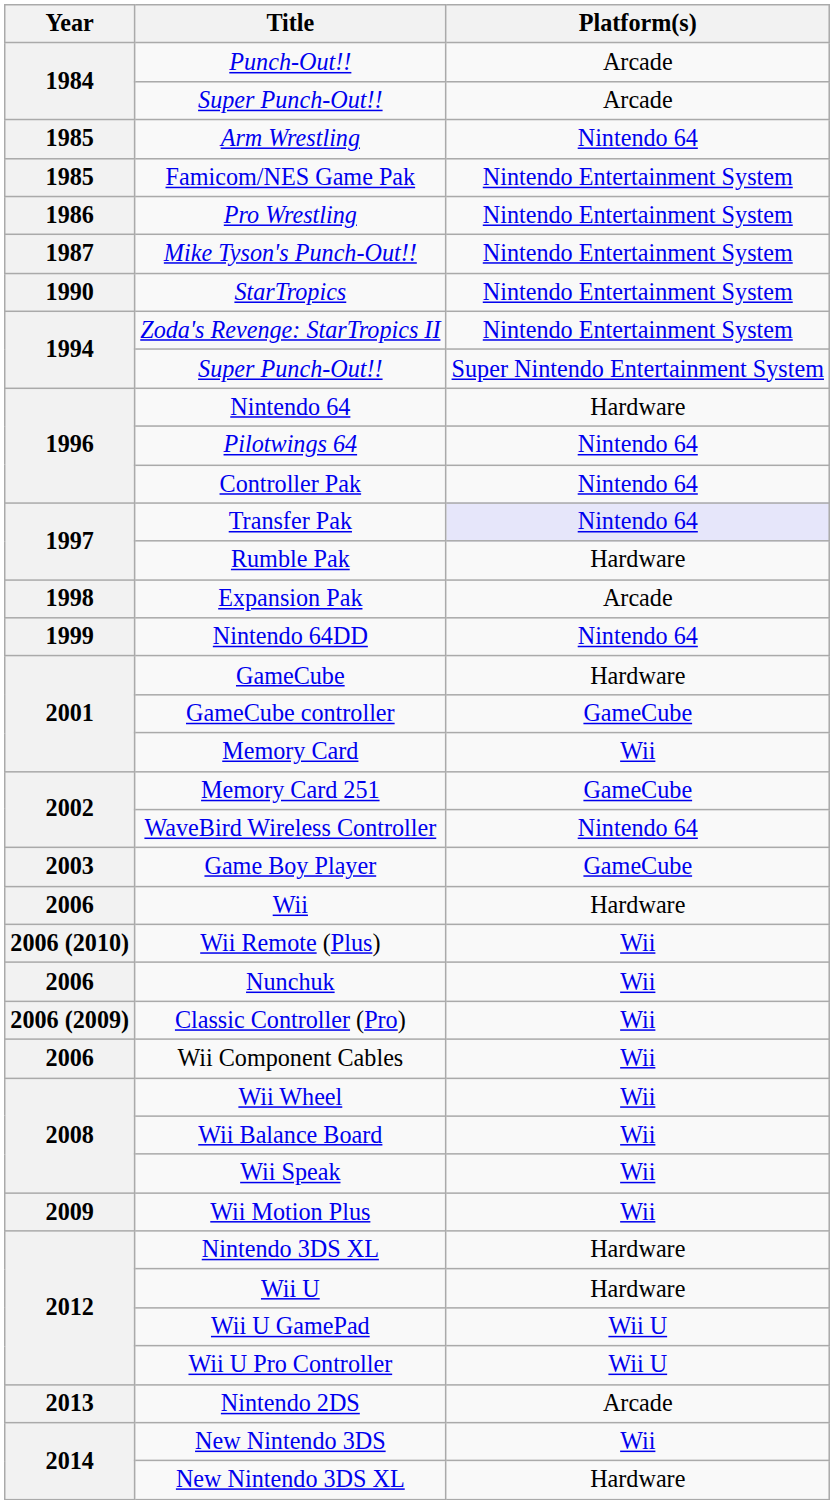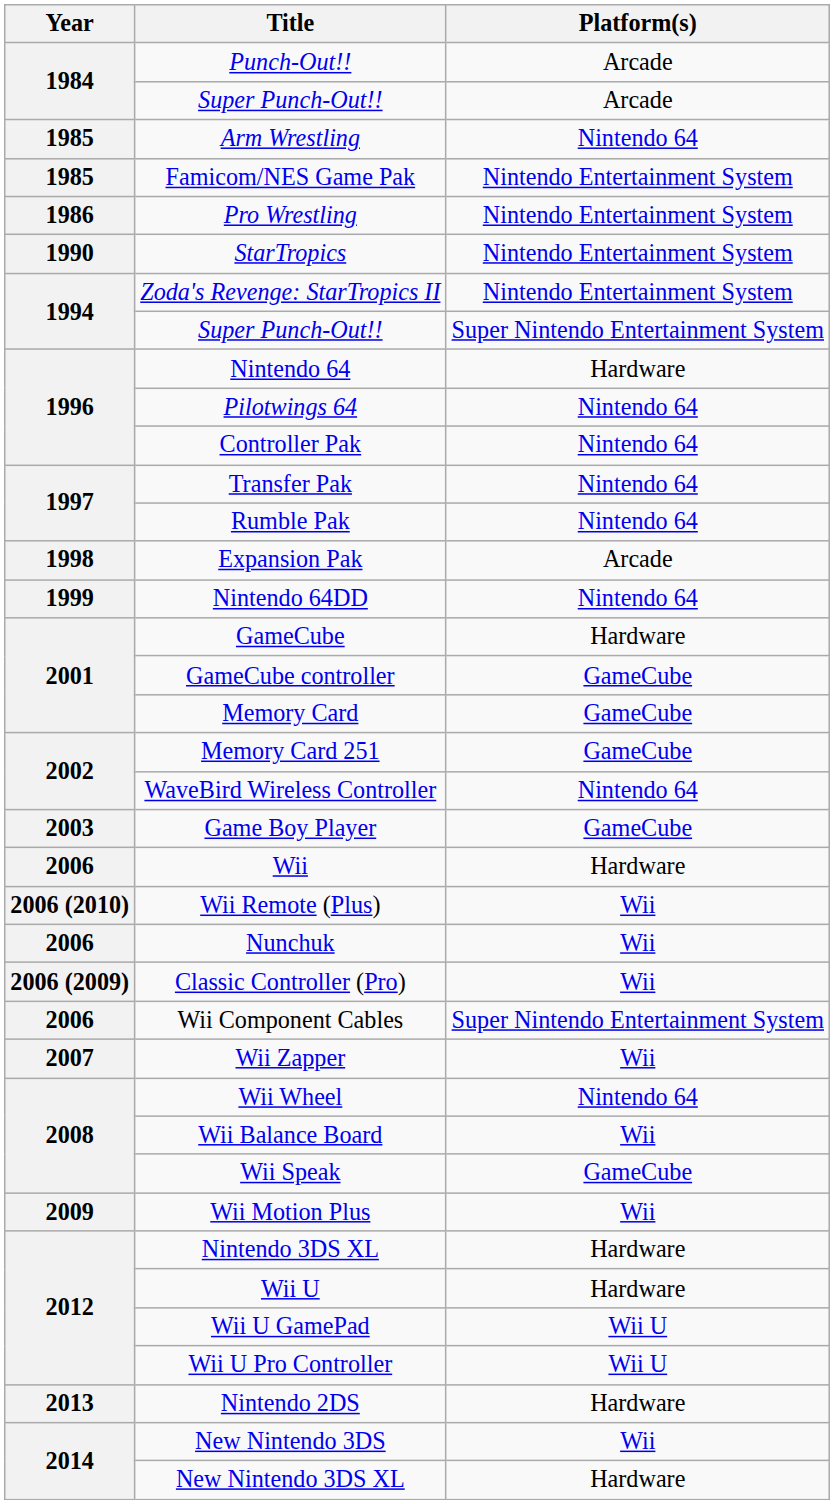- row: (70, 253)
(638, 521) lavender background -> (638, 483) no background
(638, 560) Hardware -> (638, 521) Nintendo 64
(638, 751) Wii -> (638, 713) GameCube
(638, 1058) Wii -> (638, 1019) Super Nintendo Entertainment System
+ row: (70, 1058)
(638, 1096) Wii -> (638, 1096) Nintendo 64
(638, 1173) Wii -> (638, 1173) GameCube
(638, 1403) Arcade -> (638, 1403) Hardware
